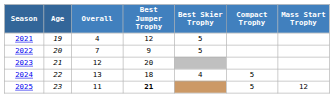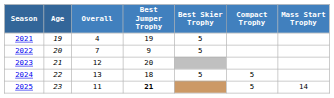(149, 39) 12 -> (149, 39) 19
(200, 75) 4 -> (200, 75) 5
(303, 87) 12 -> (303, 87) 14
